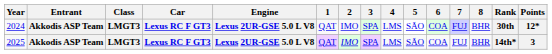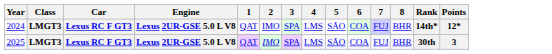- column: (66, 11)
(505, 26) 30th -> (427, 26) 14th*
(505, 41) 14th* -> (427, 41) 30th
